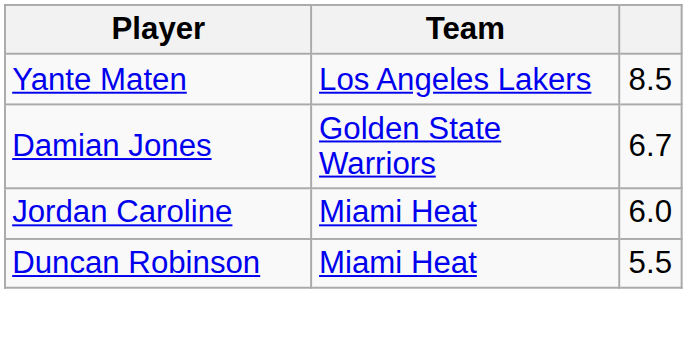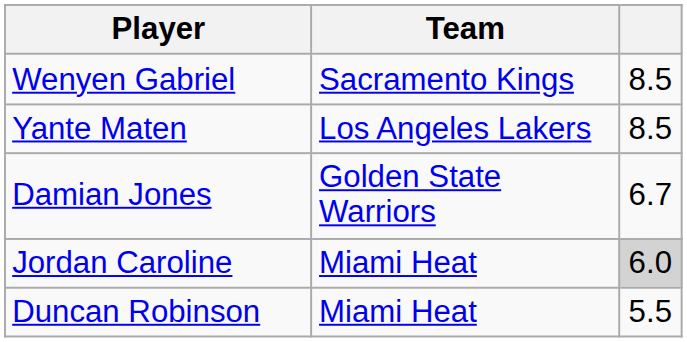+ row: (124, 78)
(650, 212) no background -> (650, 262) lightgrey background
